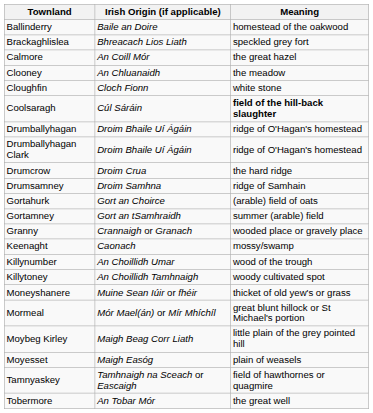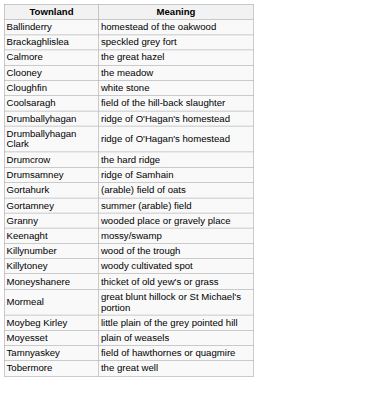- column: (163, 12)
(278, 108) bold -> (163, 103) normal
